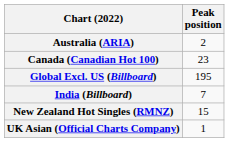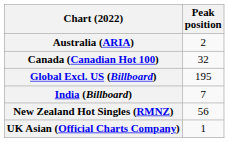(203, 59) 23 -> (203, 59) 32
(203, 111) 15 -> (203, 111) 56
